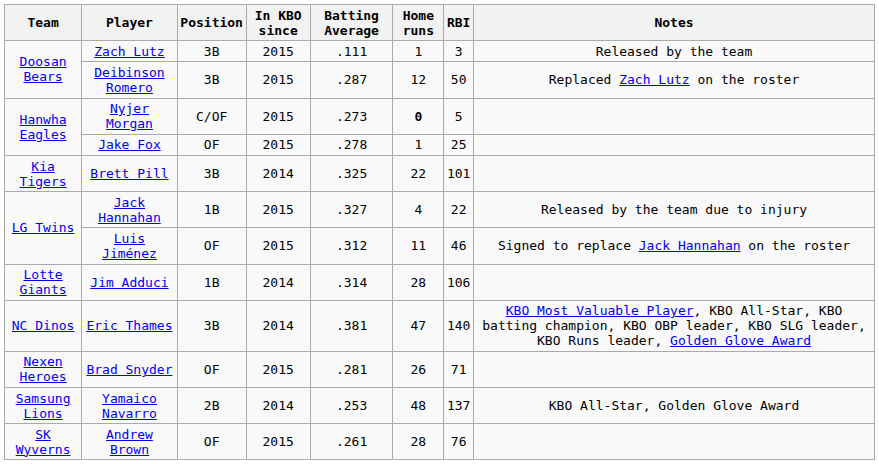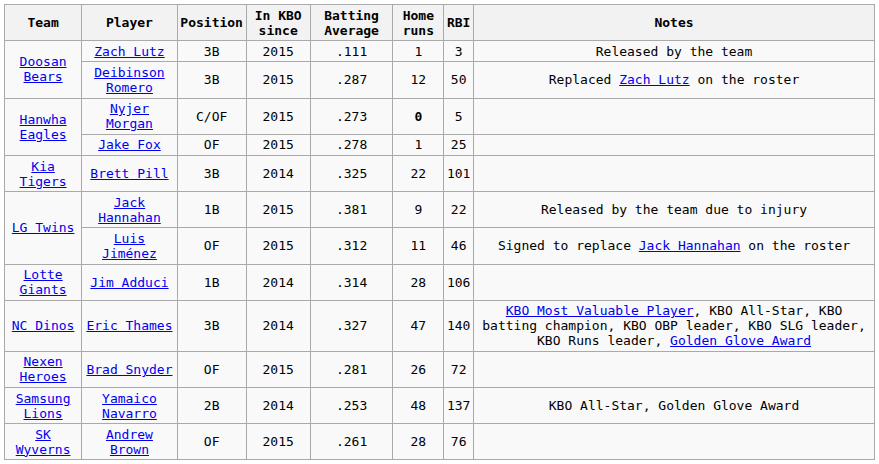(352, 210) .327 -> (352, 210) .381
(418, 210) 4 -> (418, 210) 9
(352, 326) .381 -> (352, 326) .327
(459, 369) 71 -> (459, 369) 72
